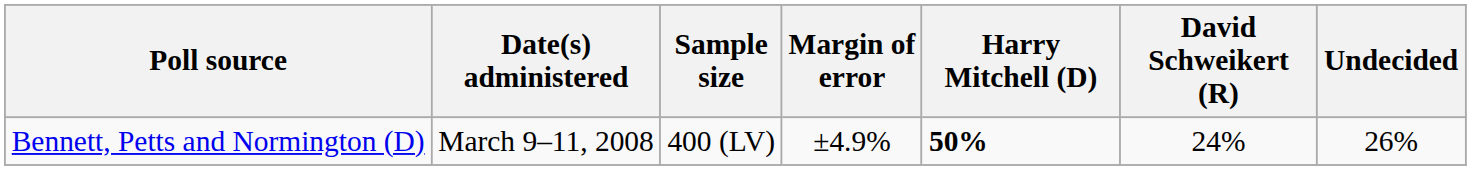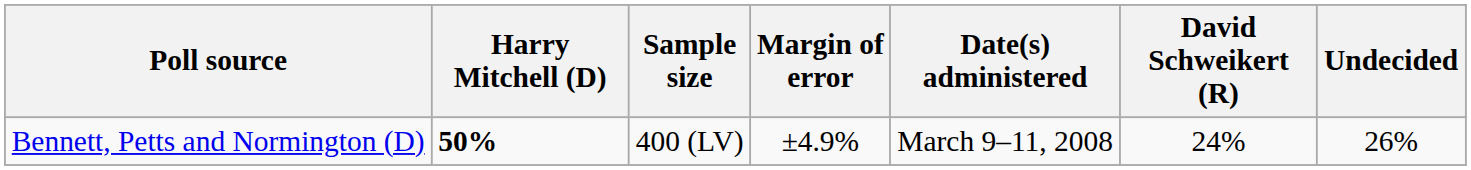columns swapped: (546, 60) <-> (1021, 60)
